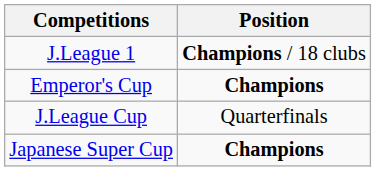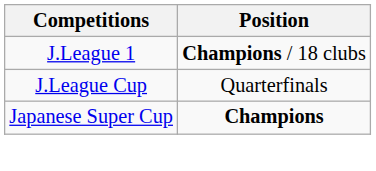- row: (91, 85)
